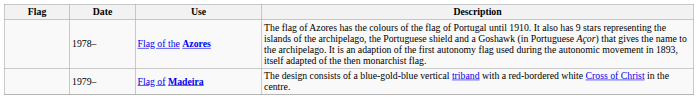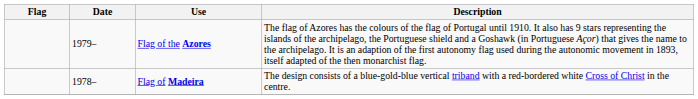(84, 44) 1978– -> (84, 44) 1979–
(84, 81) 1979– -> (84, 81) 1978–
